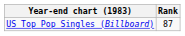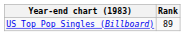(168, 24) 87 -> (168, 24) 89
